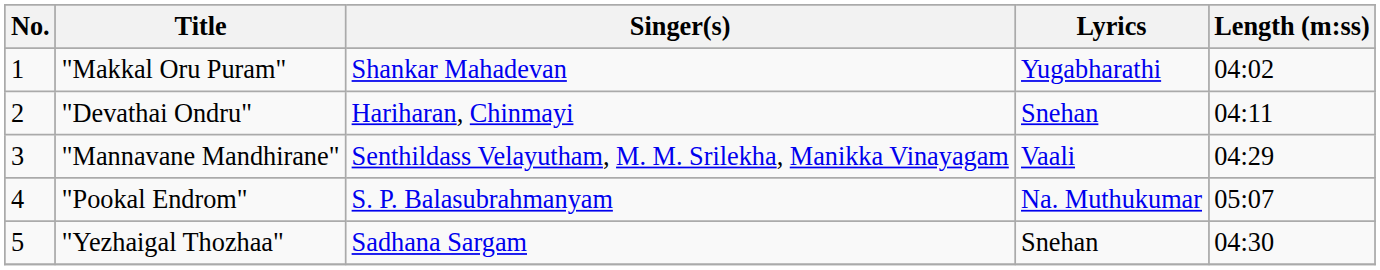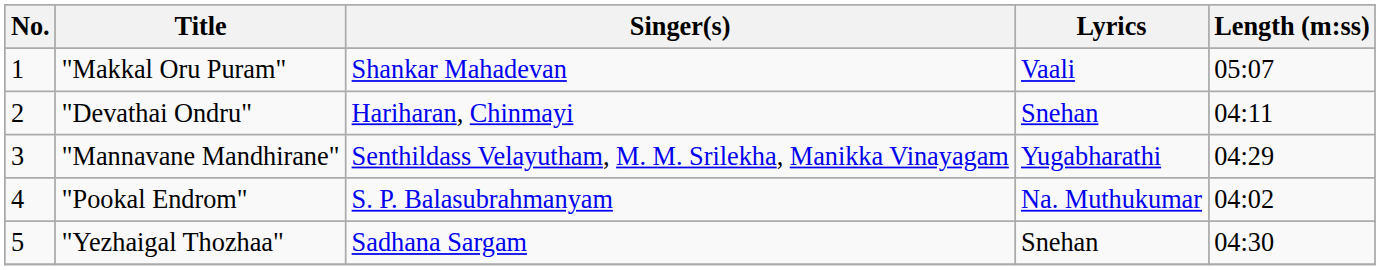(1091, 69) Yugabharathi -> (1048, 69) Vaali
(1244, 69) 04:02 -> (1244, 69) 05:07
(1048, 156) Vaali -> (1091, 156) Yugabharathi
(1244, 199) 05:07 -> (1244, 199) 04:02
